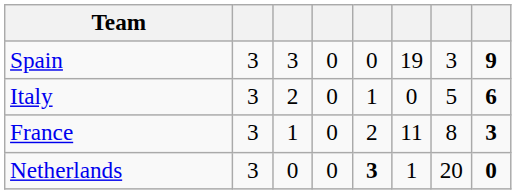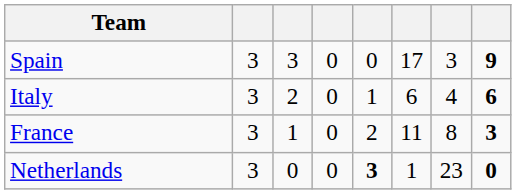(412, 59) 19 -> (412, 59) 17
(412, 96) 0 -> (412, 96) 6
(451, 96) 5 -> (451, 96) 4
(451, 170) 20 -> (451, 170) 23
